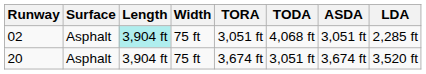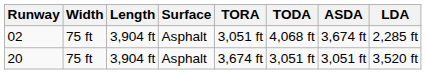columns swapped: (91, 15) <-> (193, 15)
(145, 36) paleturquoise background -> (133, 36) no background
(344, 36) 3,051 ft -> (344, 36) 3,674 ft
(344, 58) 3,674 ft -> (344, 58) 3,051 ft
